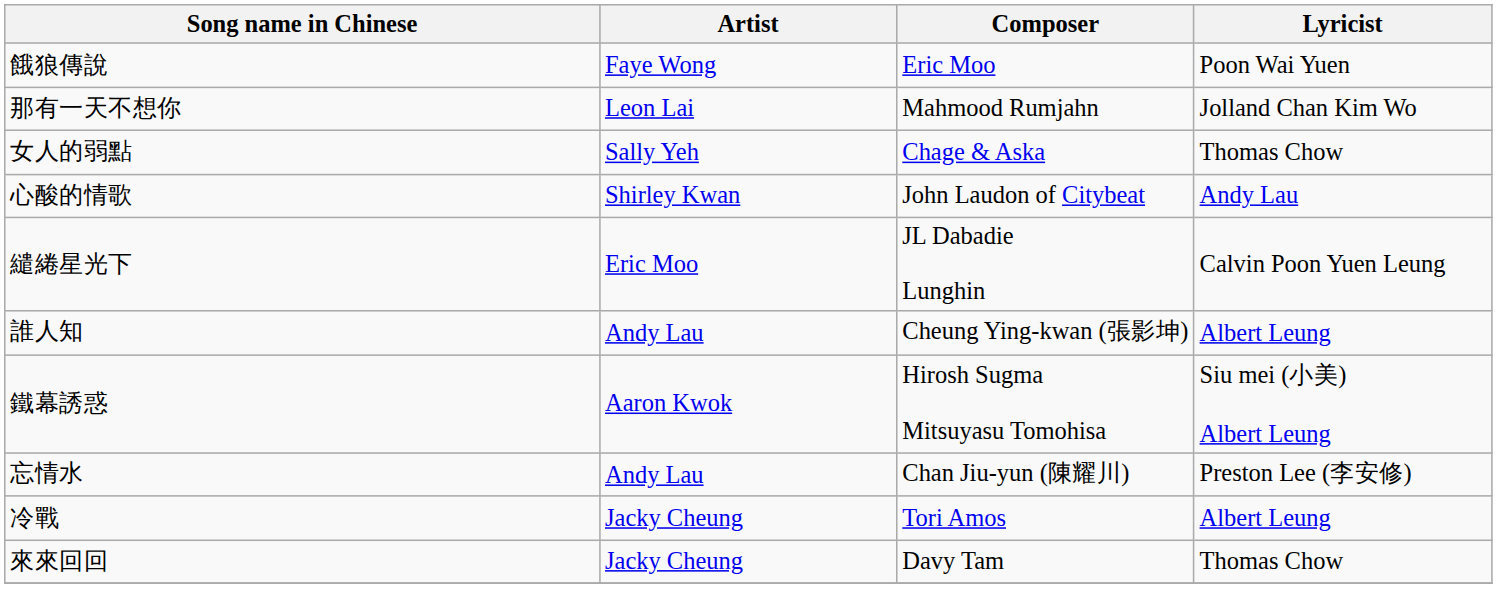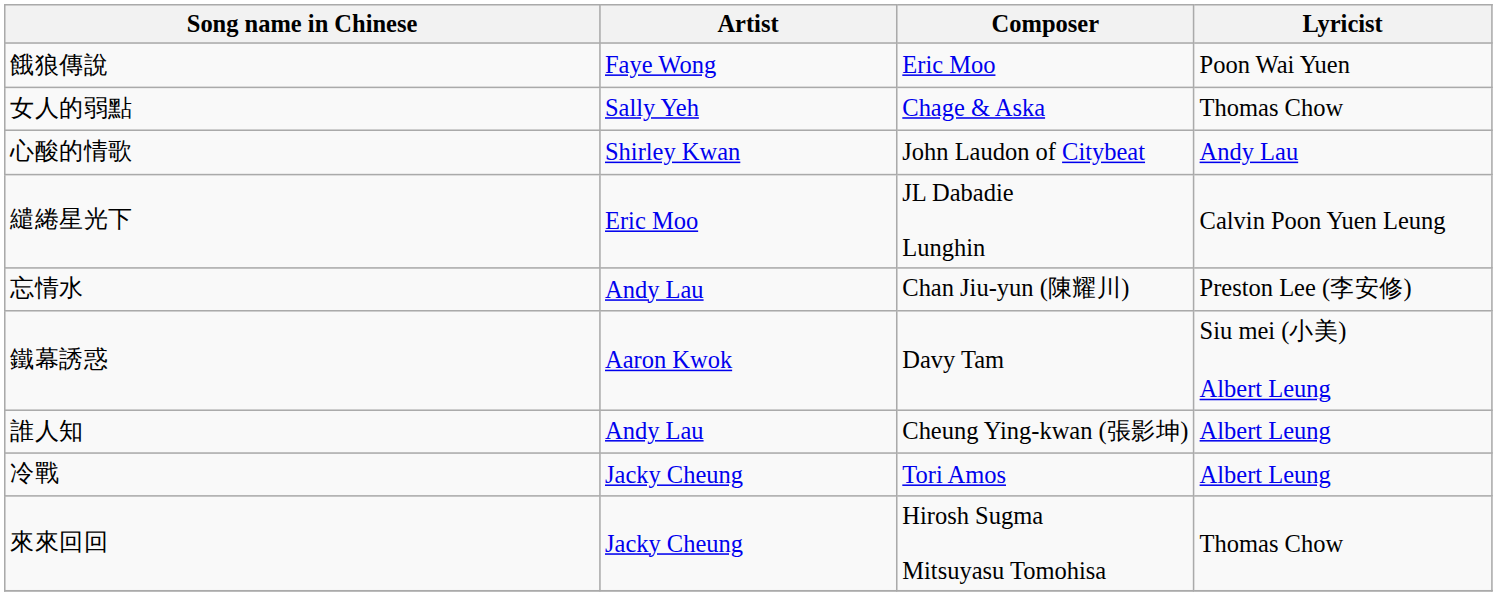- row: (96, 107)
rows swapped: (47, 473) <-> (47, 331)
(1004, 403) Hirosh Sugma Mitsuyasu Tomohisa -> (953, 360) Davy Tam
(953, 561) Davy Tam -> (1004, 543) Hirosh Sugma Mitsuyasu Tomohisa
